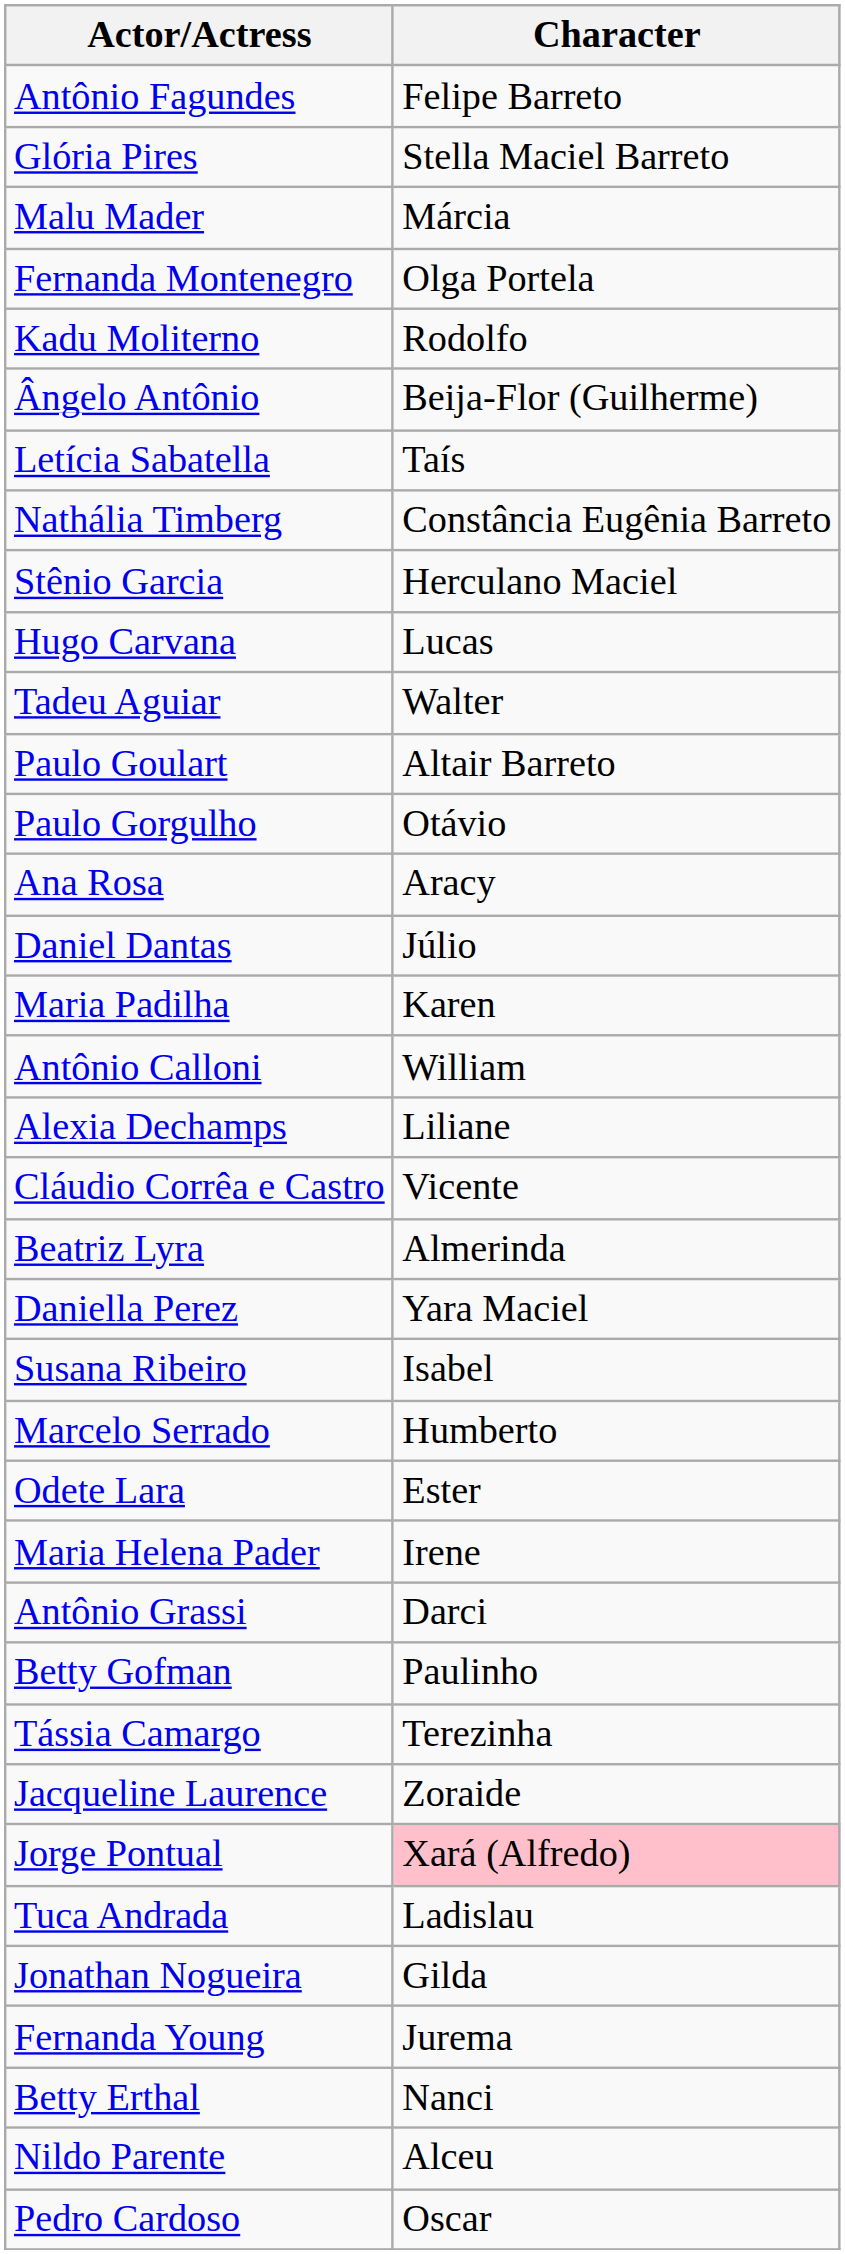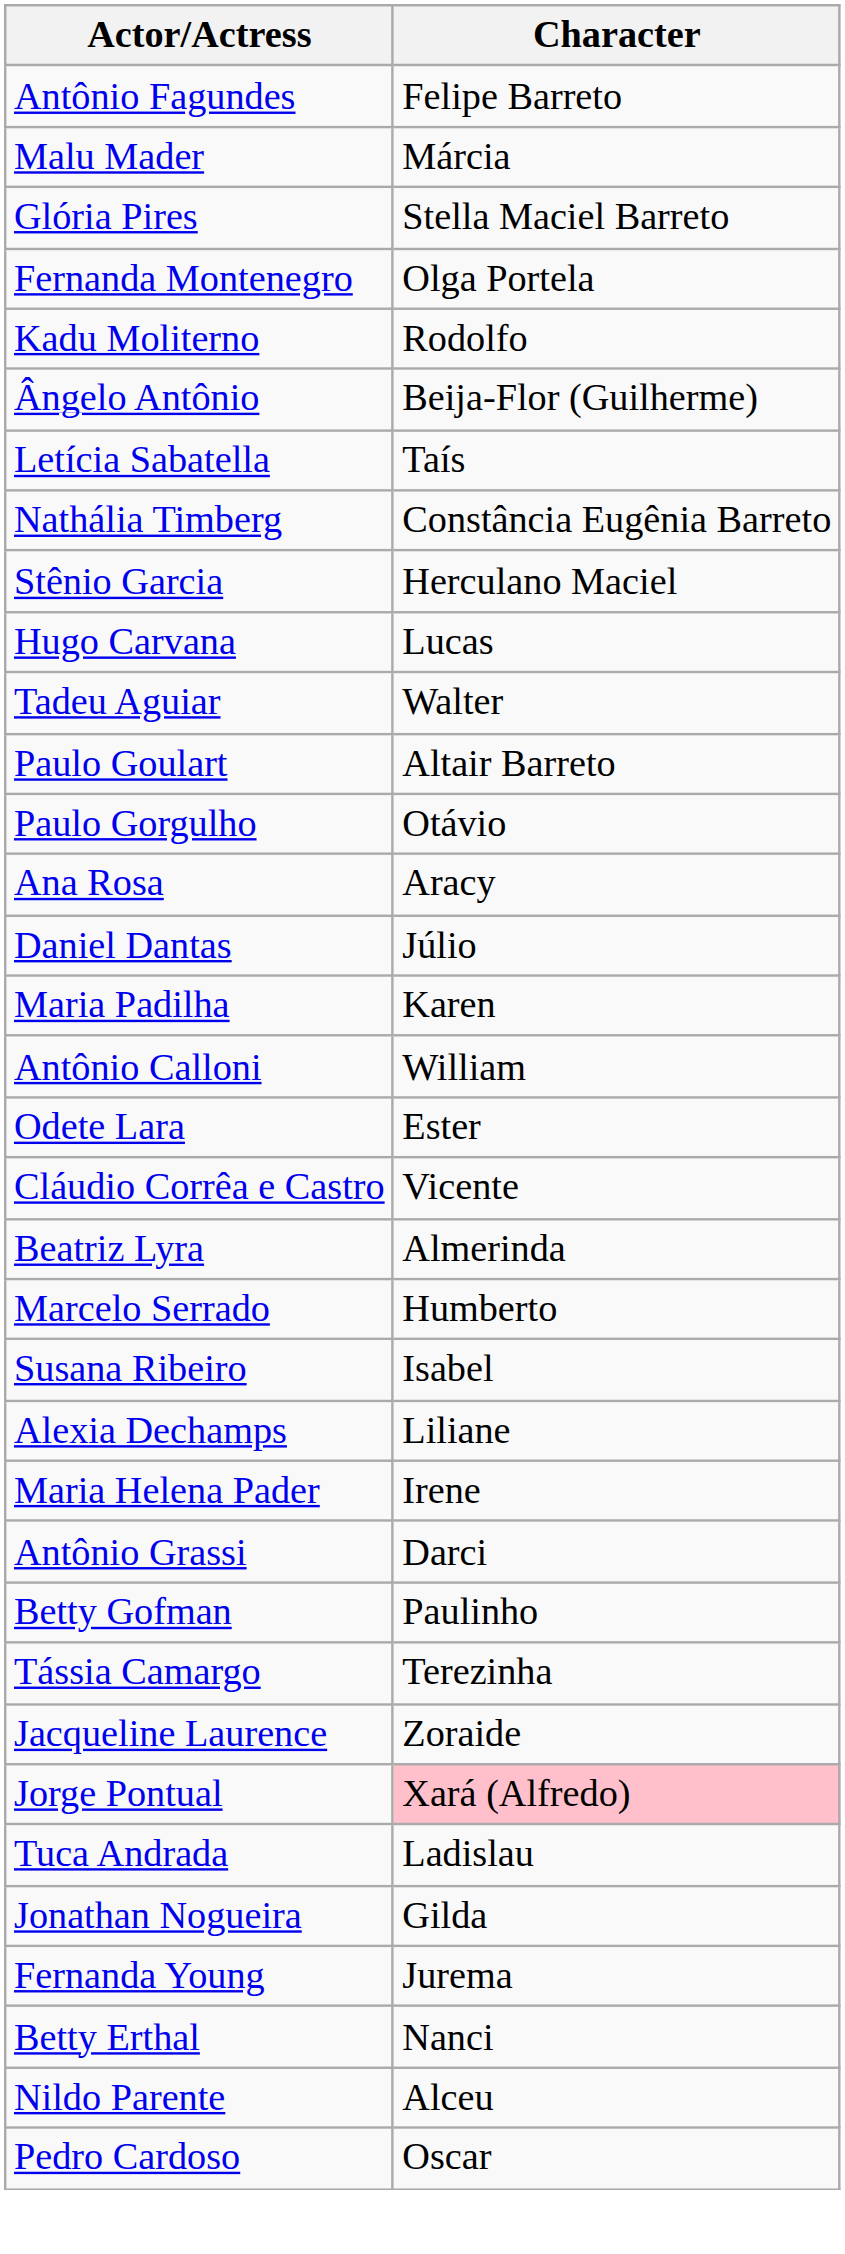rows swapped: (106, 156) <-> (109, 216)
rows swapped: (99, 1490) <-> (150, 1126)
- row: (126, 1308)
rows swapped: (142, 1429) <-> (130, 1369)
